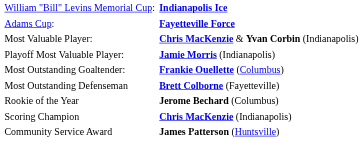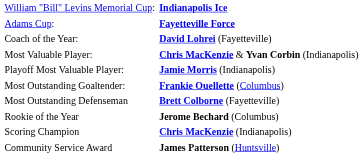+ row: (41, 39)
